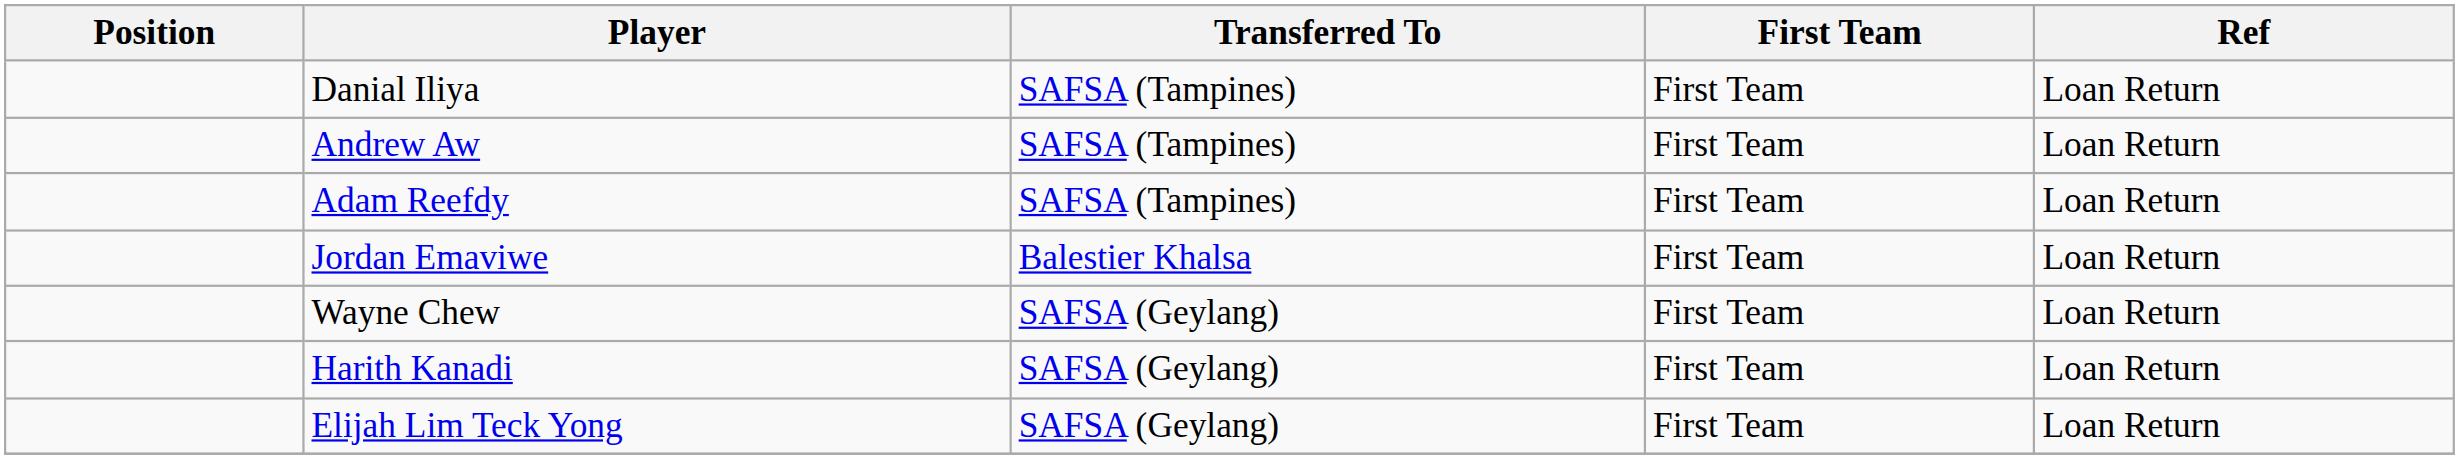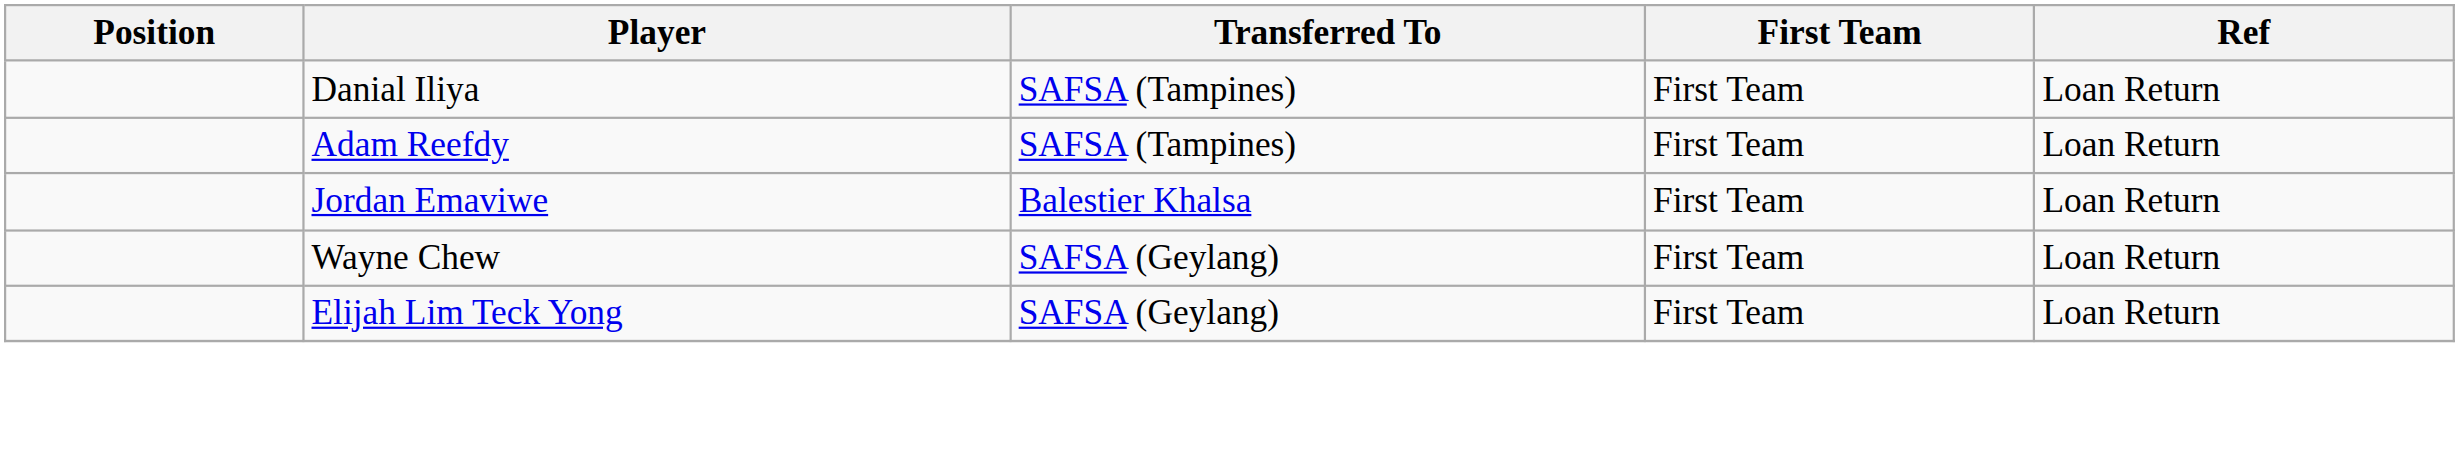- row: (396, 144)
- row: (412, 369)
